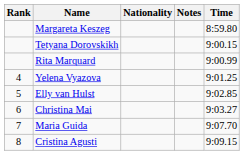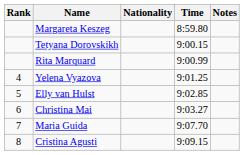columns swapped: (222, 12) <-> (189, 12)
